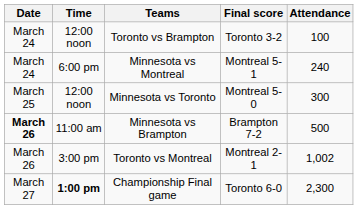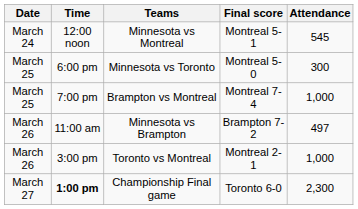- row: (163, 37)
(79, 67) 6:00 pm -> (77, 37) 12:00 noon
(320, 67) 240 -> (320, 37) 545
(79, 98) 12:00 noon -> (77, 67) 6:00 pm
+ row: (162, 98)
(29, 128) bold -> (28, 128) normal
(320, 128) 500 -> (320, 128) 497
(320, 158) 1,002 -> (320, 158) 1,000
